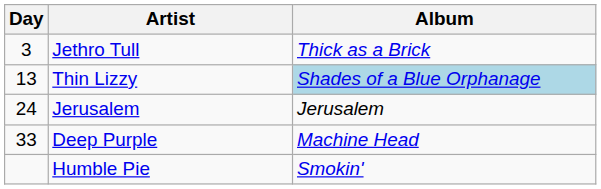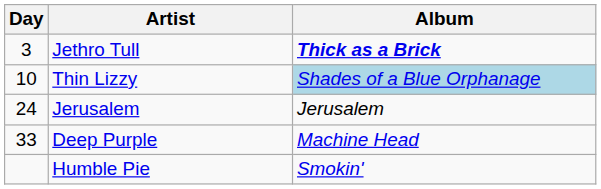(364, 49) normal -> (369, 49) bold
(26, 79) 13 -> (26, 79) 10
